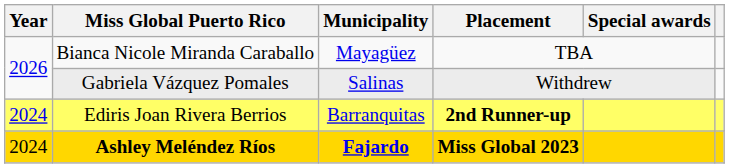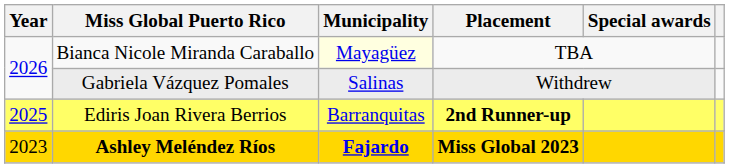(376, 52) no background -> (376, 52) lightyellow background
(28, 115) 2024 -> (28, 115) 2025
(28, 147) 2024 -> (28, 147) 2023
